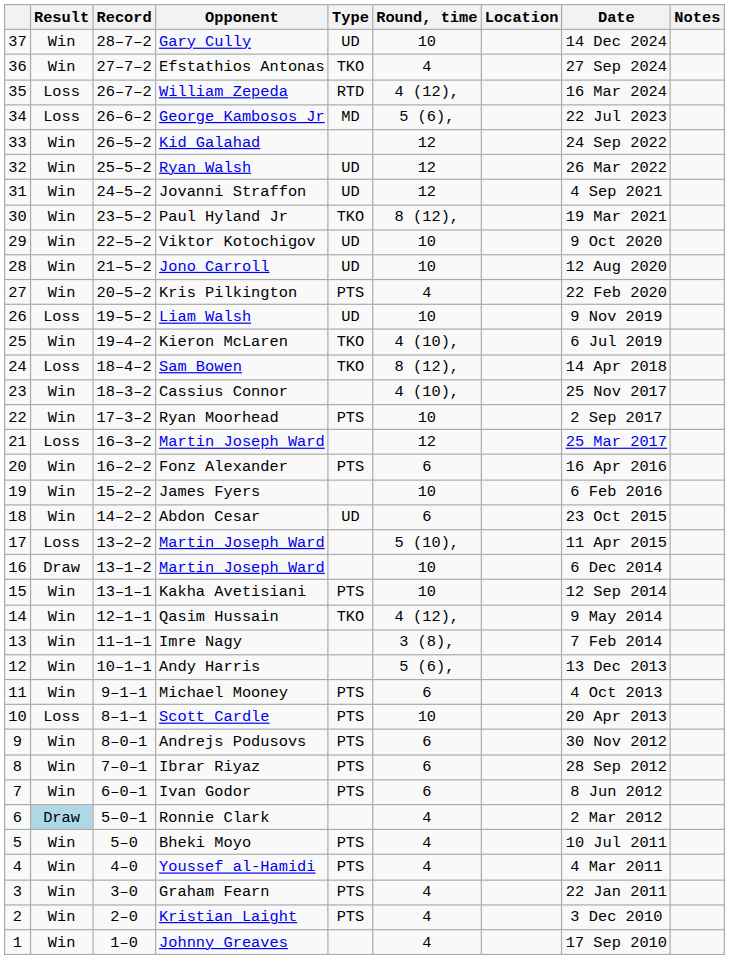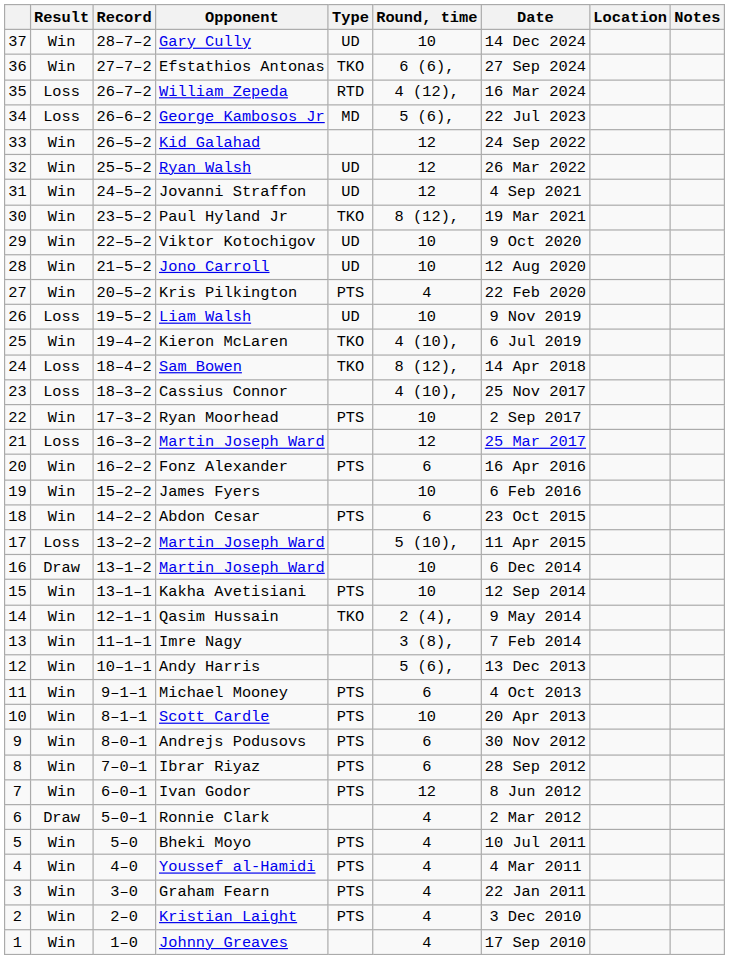columns swapped: (616, 17) <-> (522, 17)
(427, 67) 4 -> (427, 67) 6 (6),
(62, 392) Win -> (62, 392) Loss
(350, 517) UD -> (350, 517) PTS
(427, 617) 4 (12), -> (427, 617) 2 (4),
(62, 717) Loss -> (62, 717) Win
(427, 792) 6 -> (427, 792) 12
(62, 817) lightblue background -> (62, 817) no background
